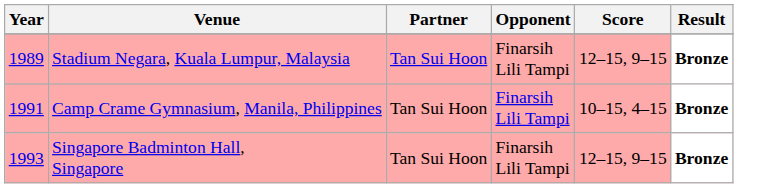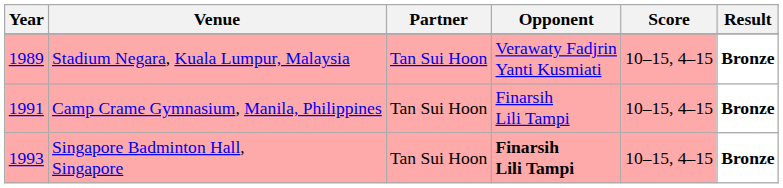(533, 58) Finarsih Lili Tampi -> (556, 58) Verawaty Fadjrin Yanti Kusmiati
(623, 58) 12–15, 9–15 -> (669, 58) 10–15, 4–15
(533, 158) normal -> (535, 158) bold
(623, 158) 12–15, 9–15 -> (669, 158) 10–15, 4–15
